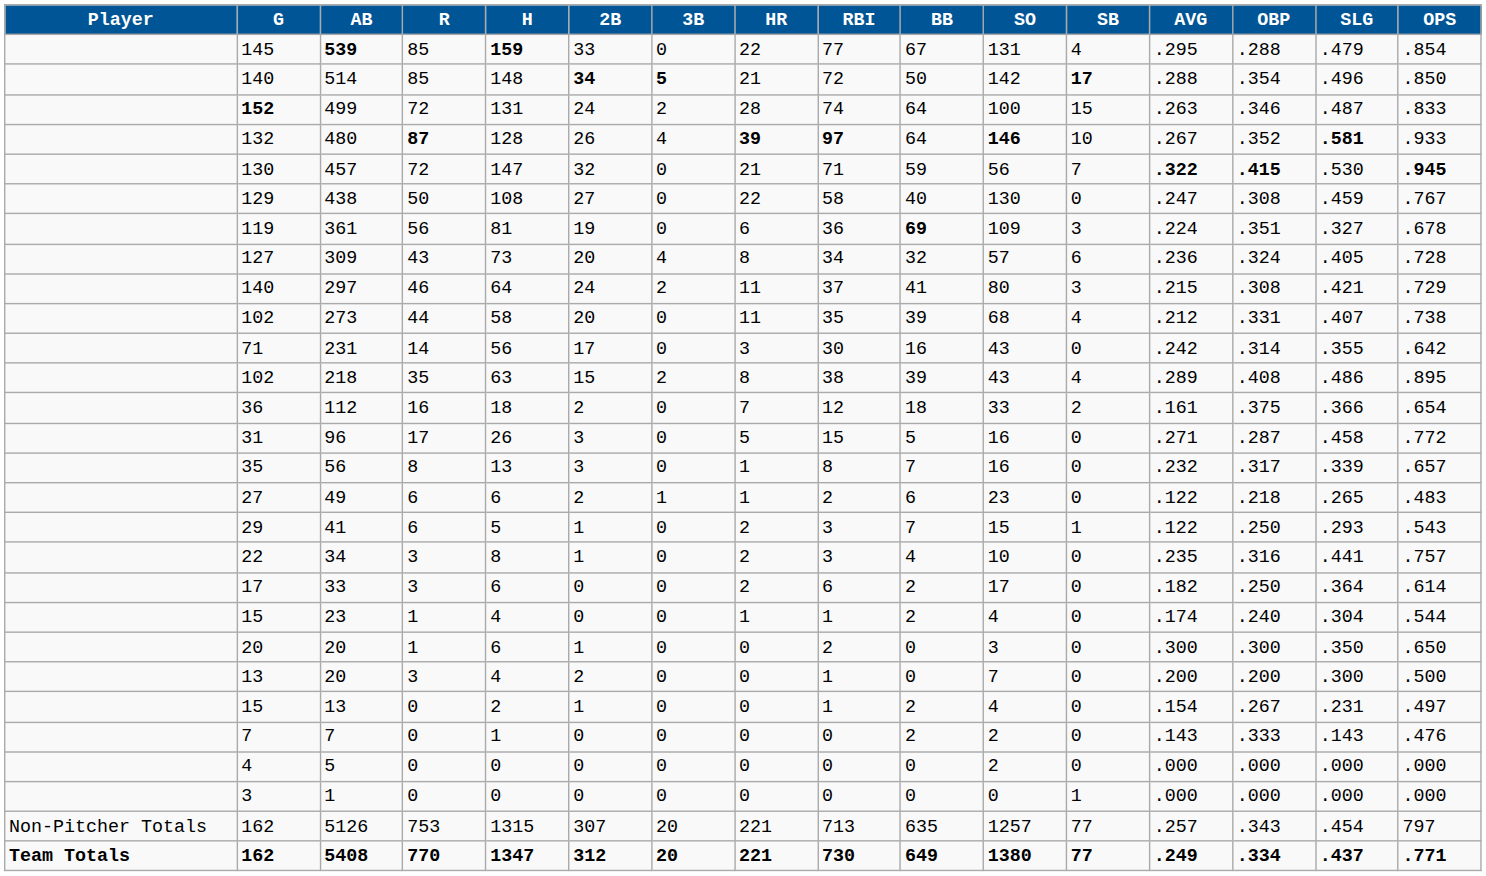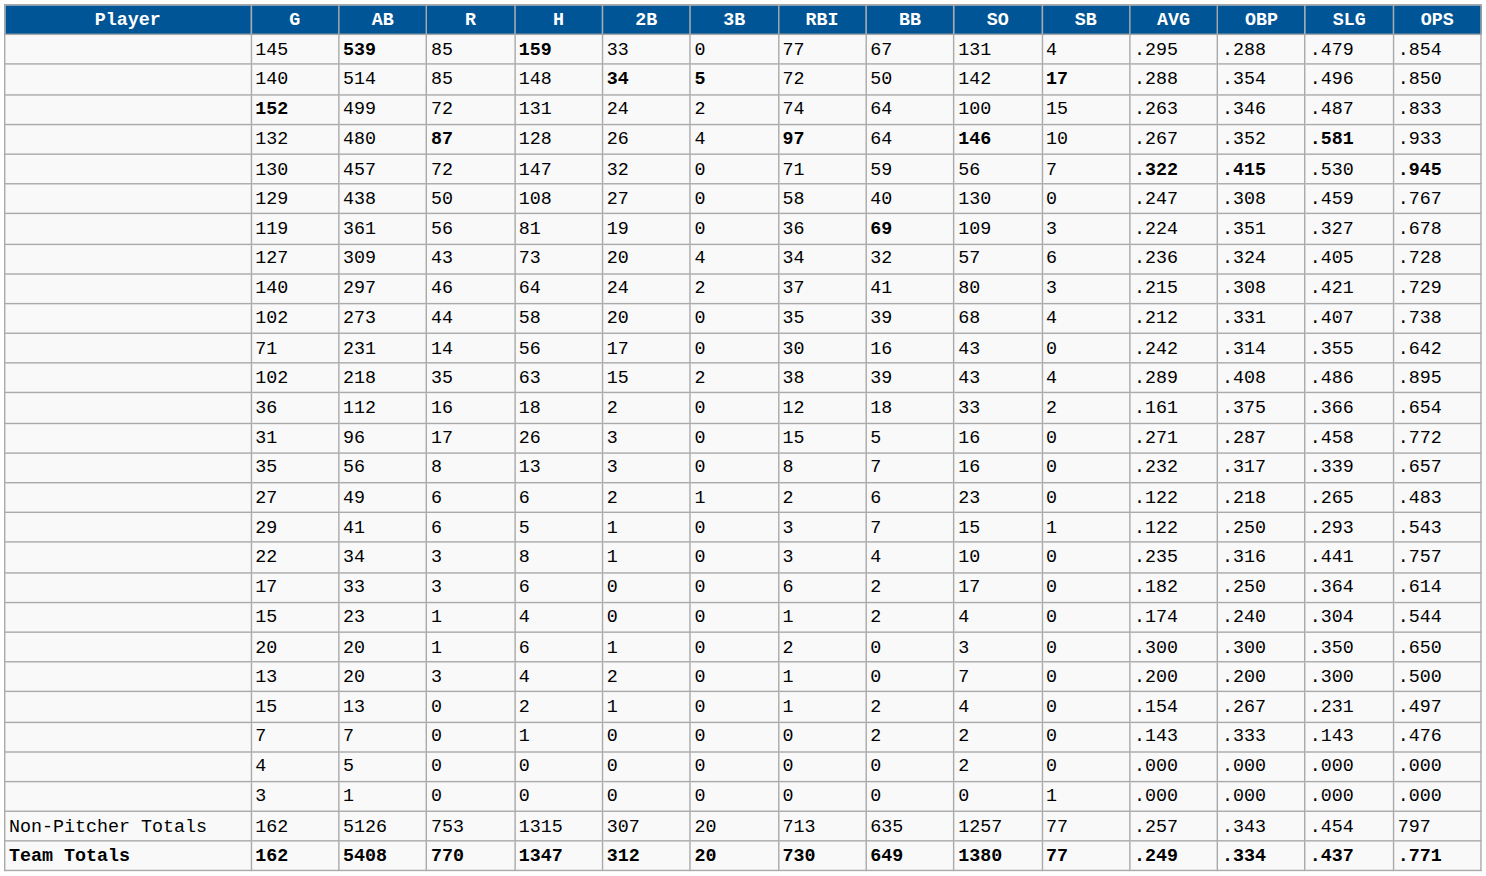- column: (776, 20)
